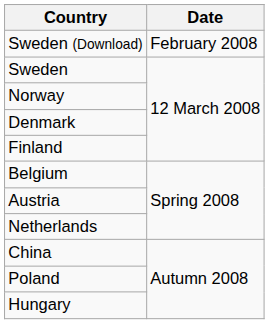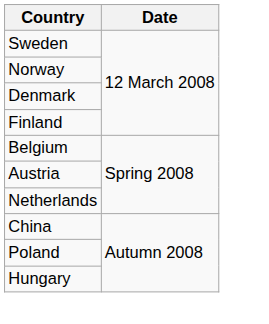- row: (75, 43)
